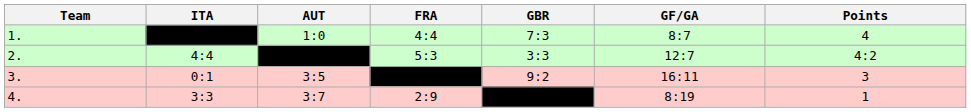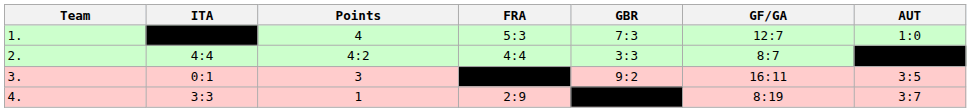columns swapped: (314, 15) <-> (865, 15)
(426, 35) 4:4 -> (515, 35) 5:3
(680, 35) 8:7 -> (768, 35) 12:7
(426, 56) 5:3 -> (515, 56) 4:4
(680, 56) 12:7 -> (768, 56) 8:7
